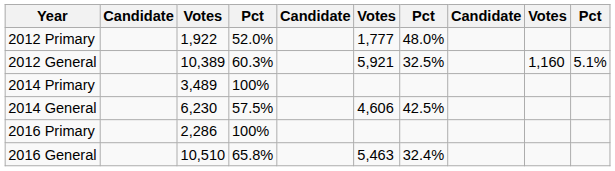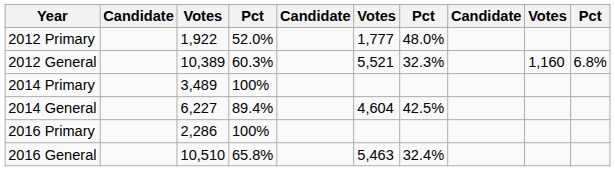(376, 62) 5,921 -> (376, 62) 5,521
(423, 62) 32.5% -> (423, 62) 32.3%
(590, 62) 5.1% -> (590, 62) 6.8%
(199, 108) 6,230 -> (199, 108) 6,227
(253, 108) 57.5% -> (253, 108) 89.4%
(376, 108) 4,606 -> (376, 108) 4,604
